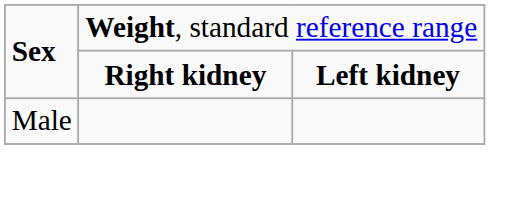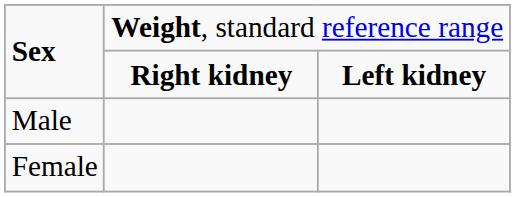+ row: (55, 167)
